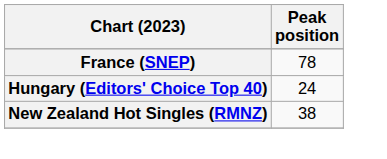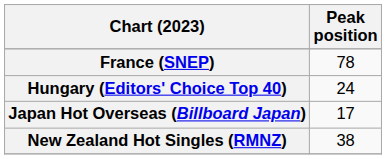+ row: (157, 114)
